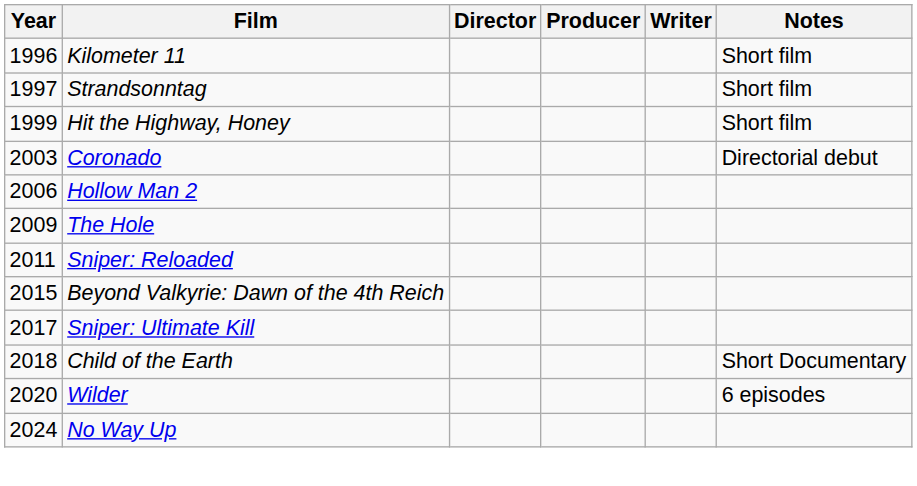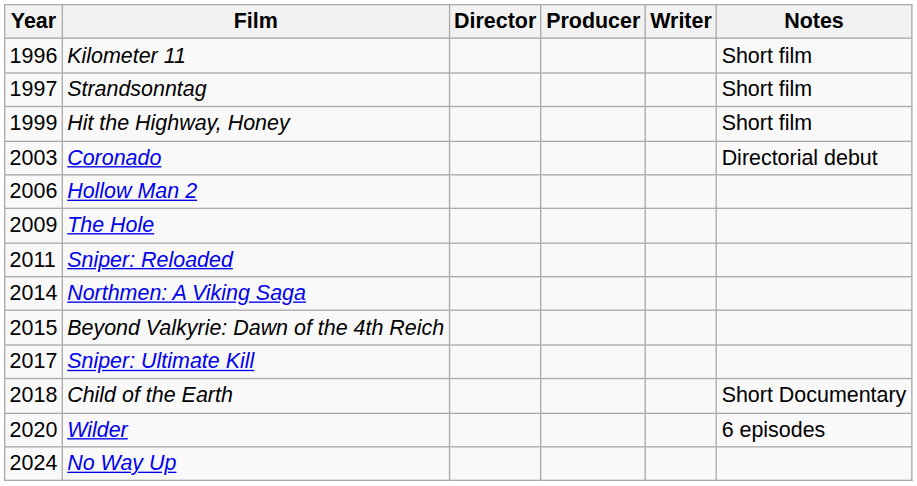+ row: (187, 293)
